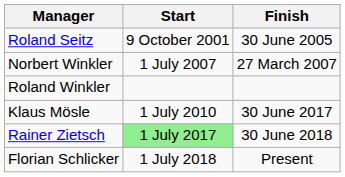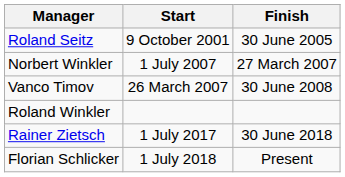+ row: (51, 87)
- row: (49, 111)
(178, 135) lightgreen background -> (178, 135) no background
